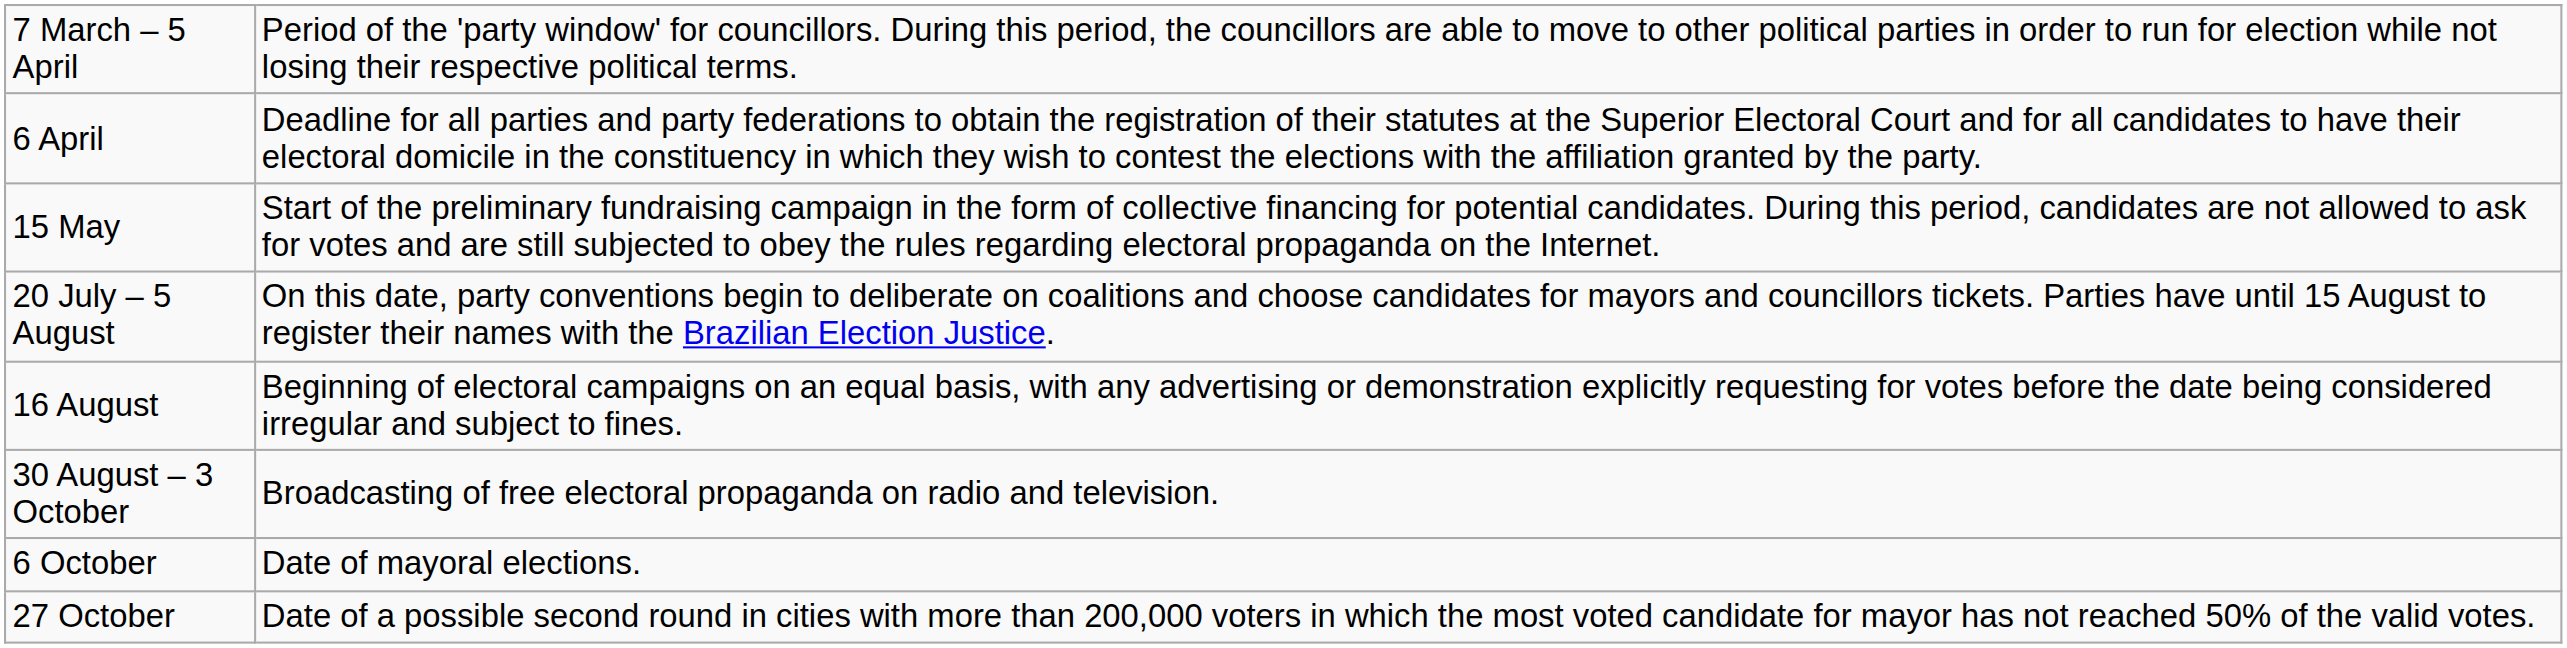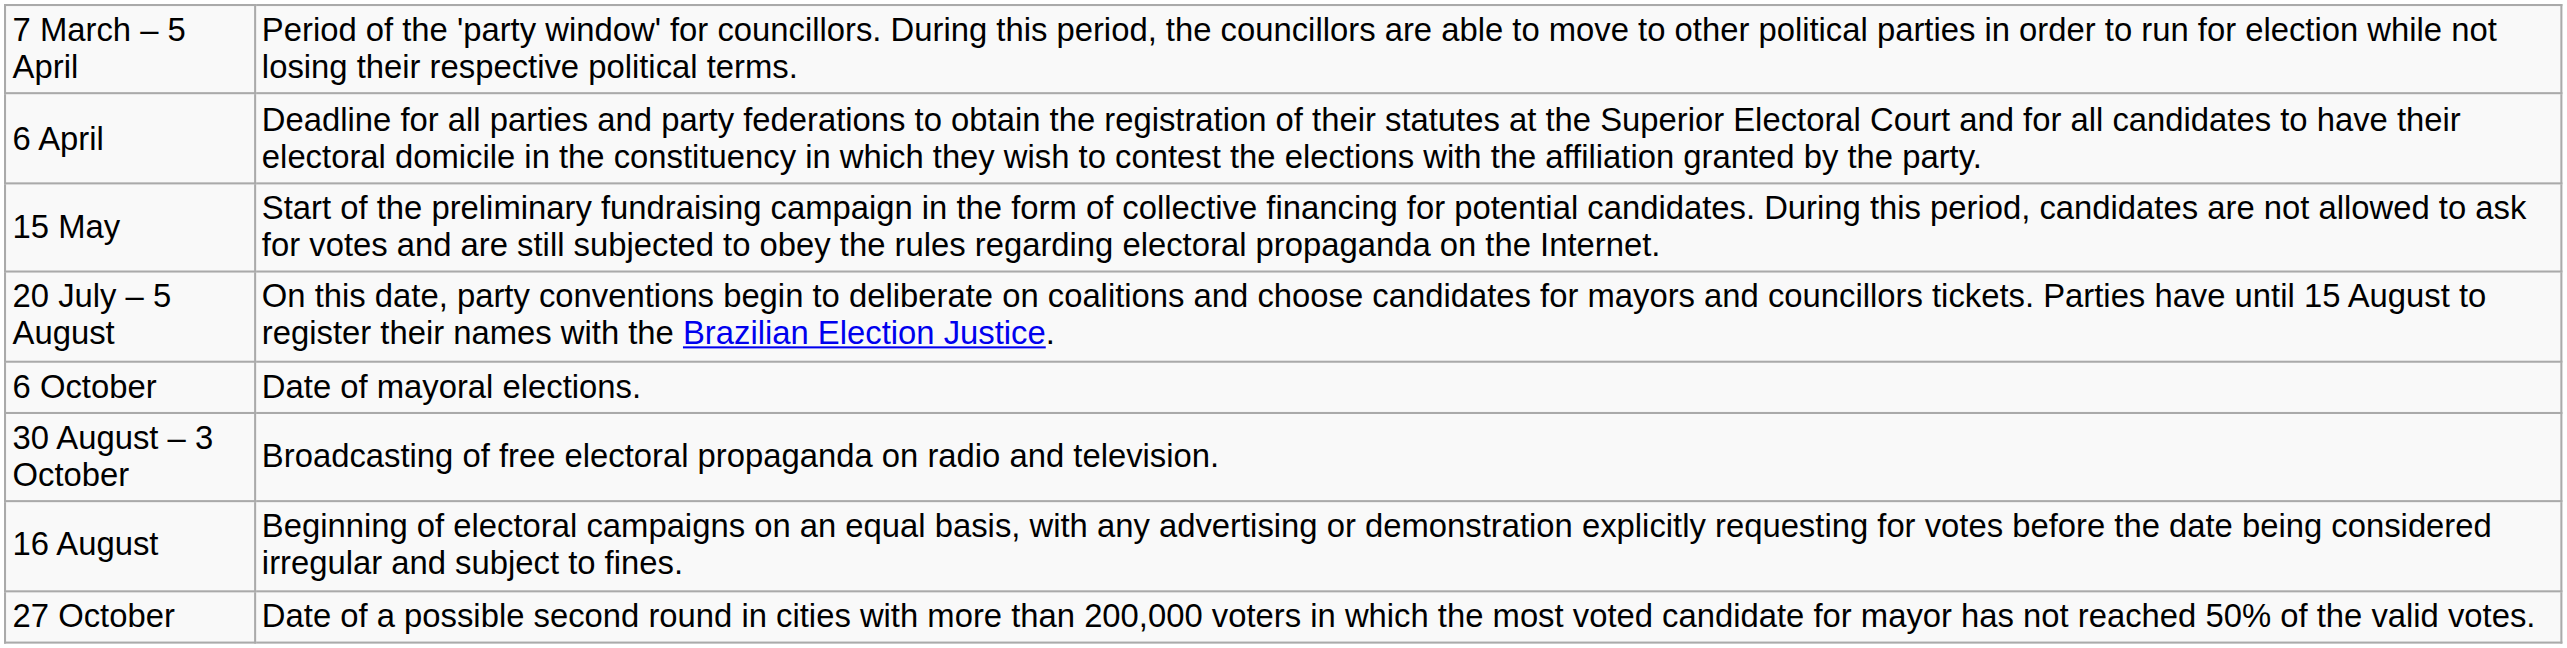rows swapped: (86, 404) <-> (85, 564)
